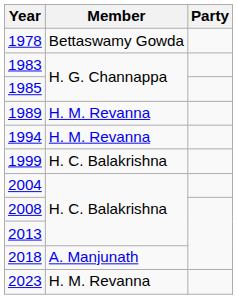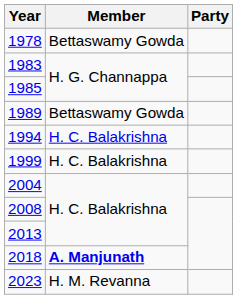(99, 112) H. M. Revanna -> (116, 112) Bettaswamy Gowda
(99, 137) H. M. Revanna -> (108, 137) H. C. Balakrishna
(94, 257) normal -> (97, 257) bold
